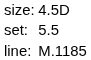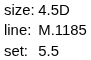rows swapped: (16, 30) <-> (18, 51)
